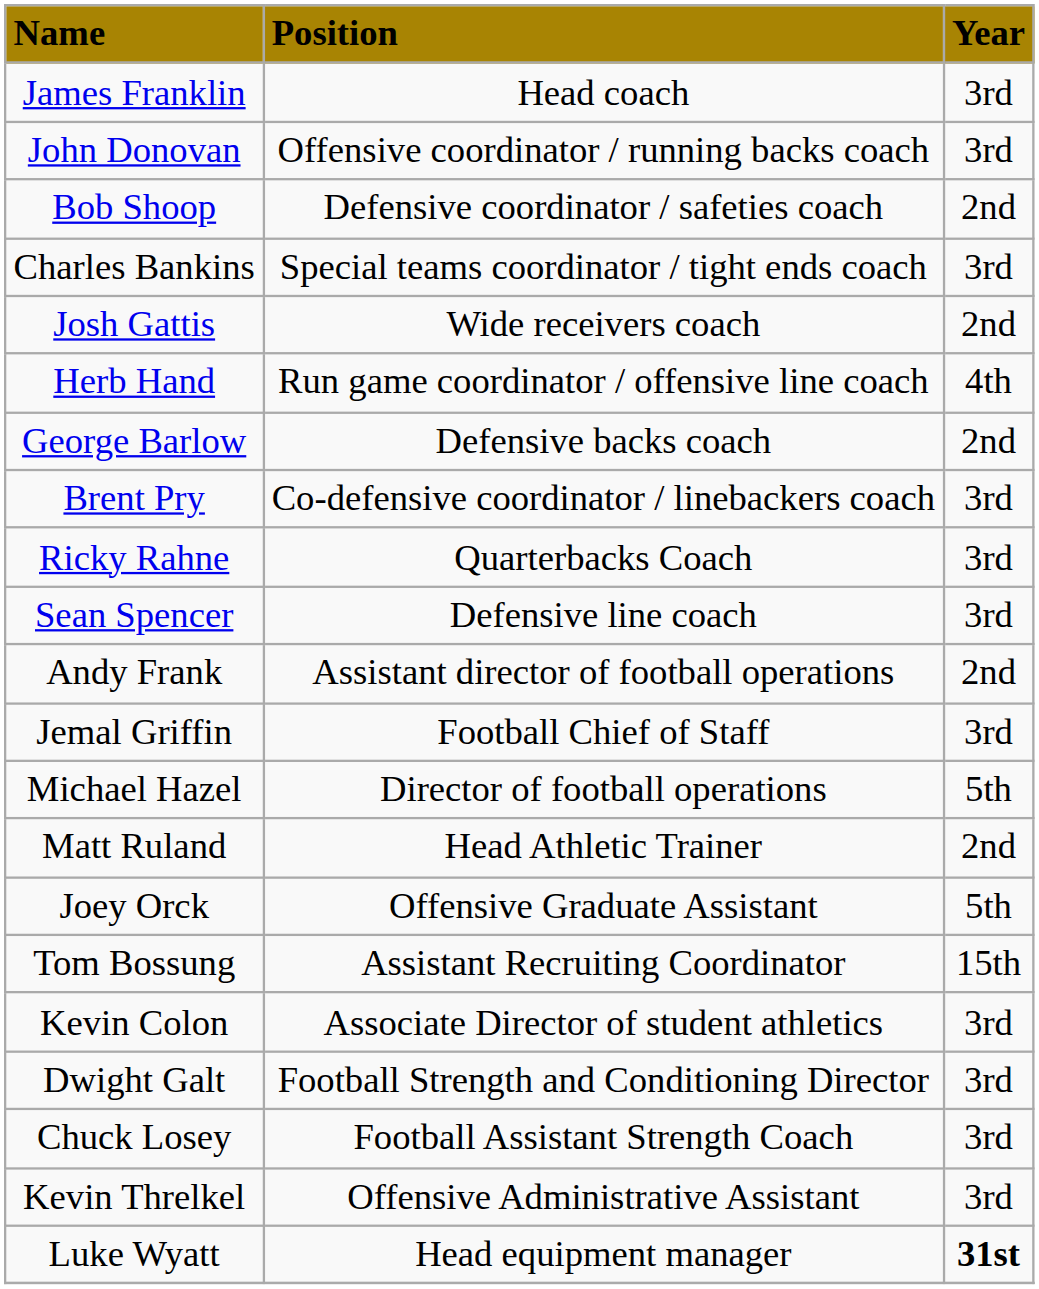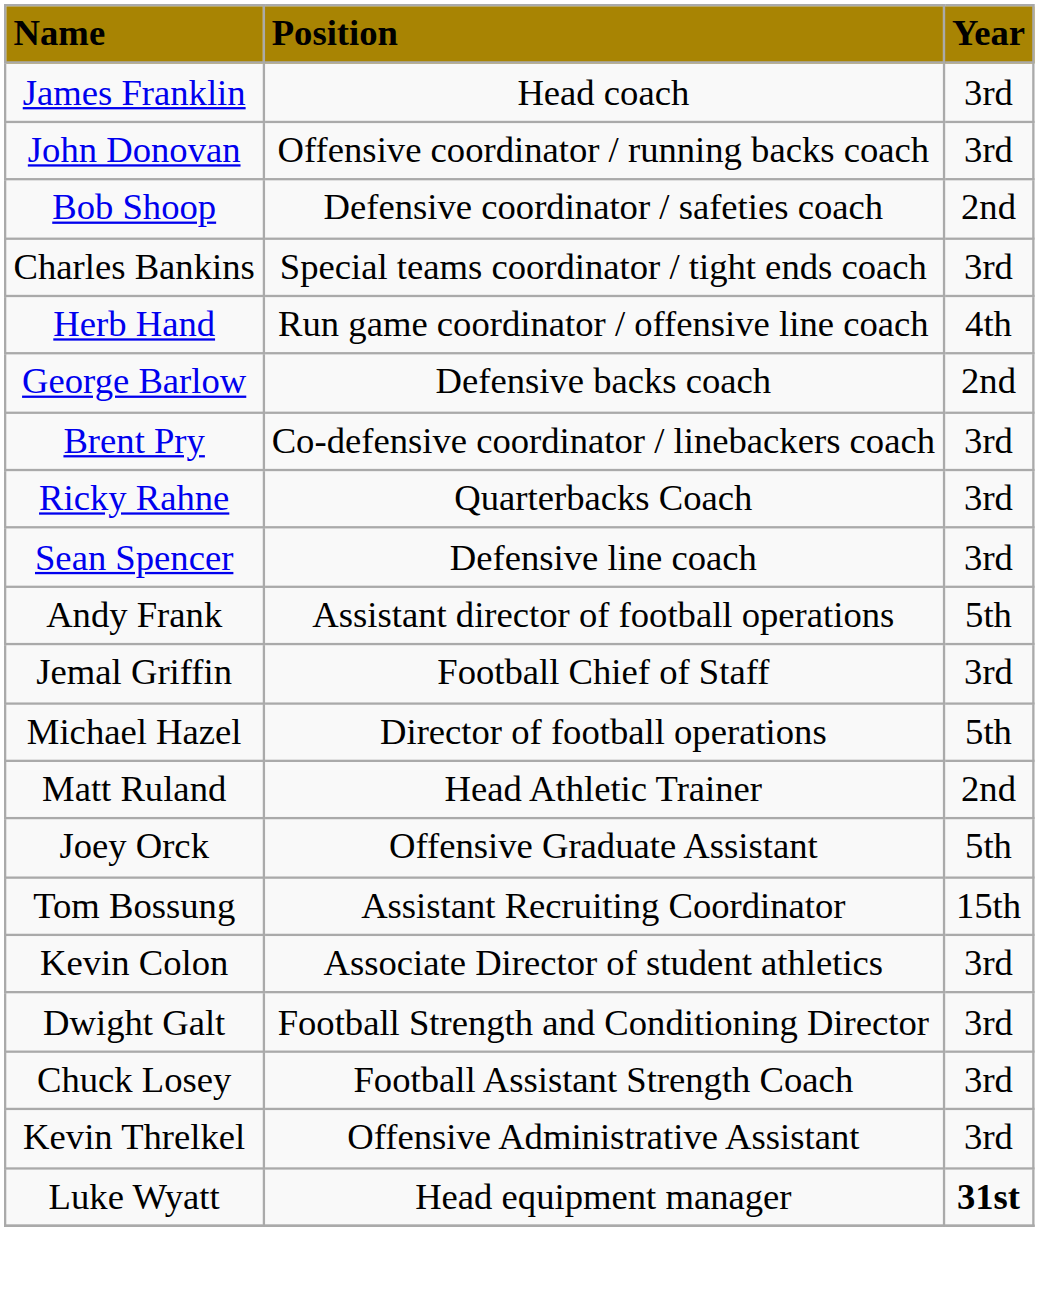- row: (134, 324)
(988, 672) 2nd -> (989, 614) 5th
